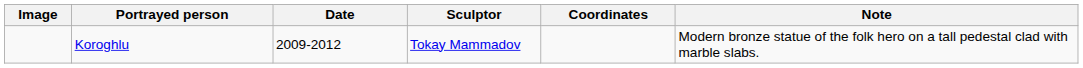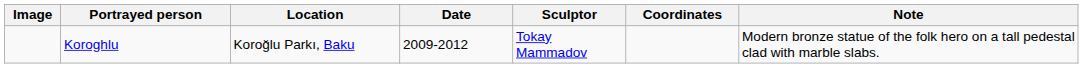+ column: (315, 15)
